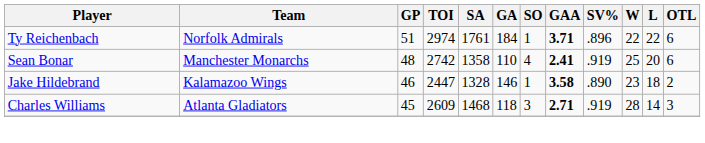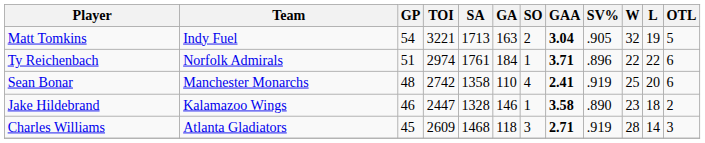+ row: (47, 37)
